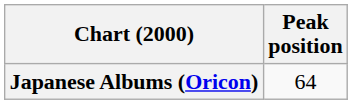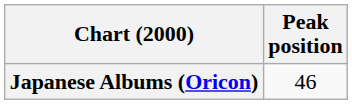(305, 81) 64 -> (305, 81) 46
